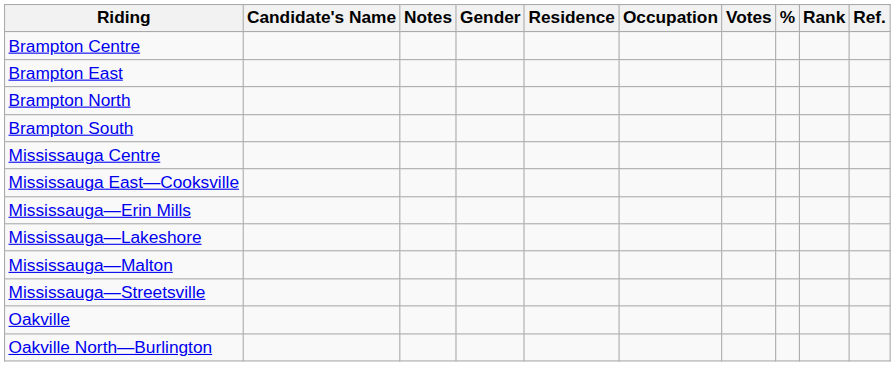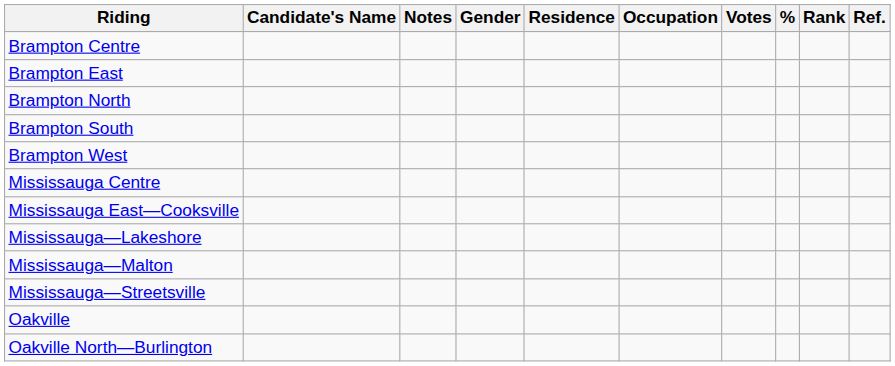+ row: (68, 155)
- row: (100, 210)
